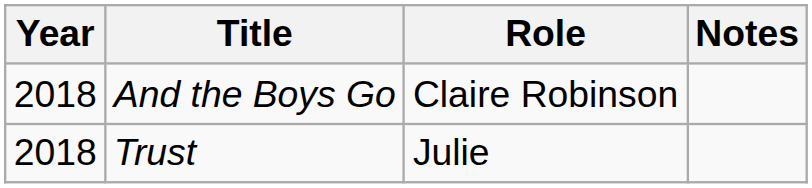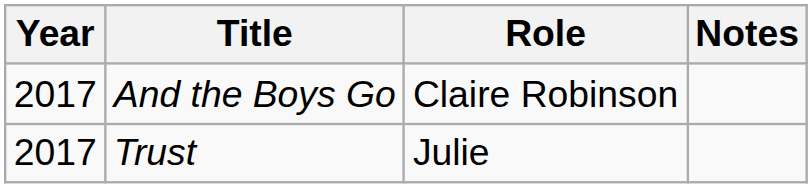(55, 93) 2018 -> (55, 93) 2017
(55, 152) 2018 -> (55, 152) 2017
